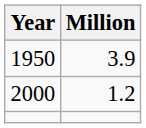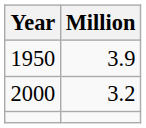(121, 93) 1.2 -> (121, 93) 3.2
